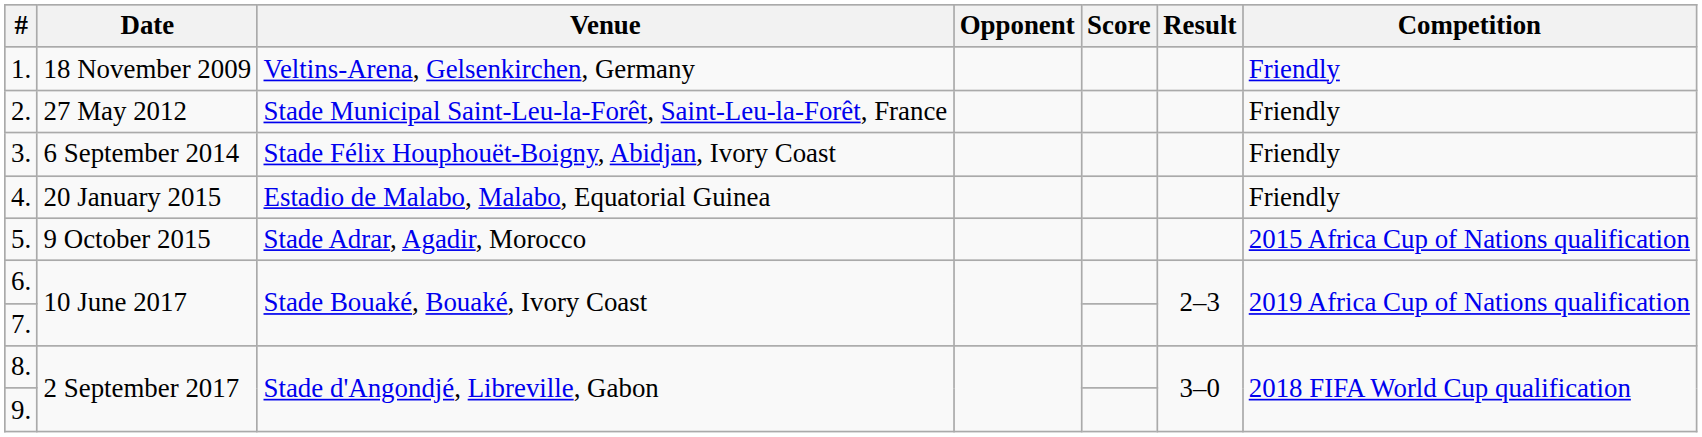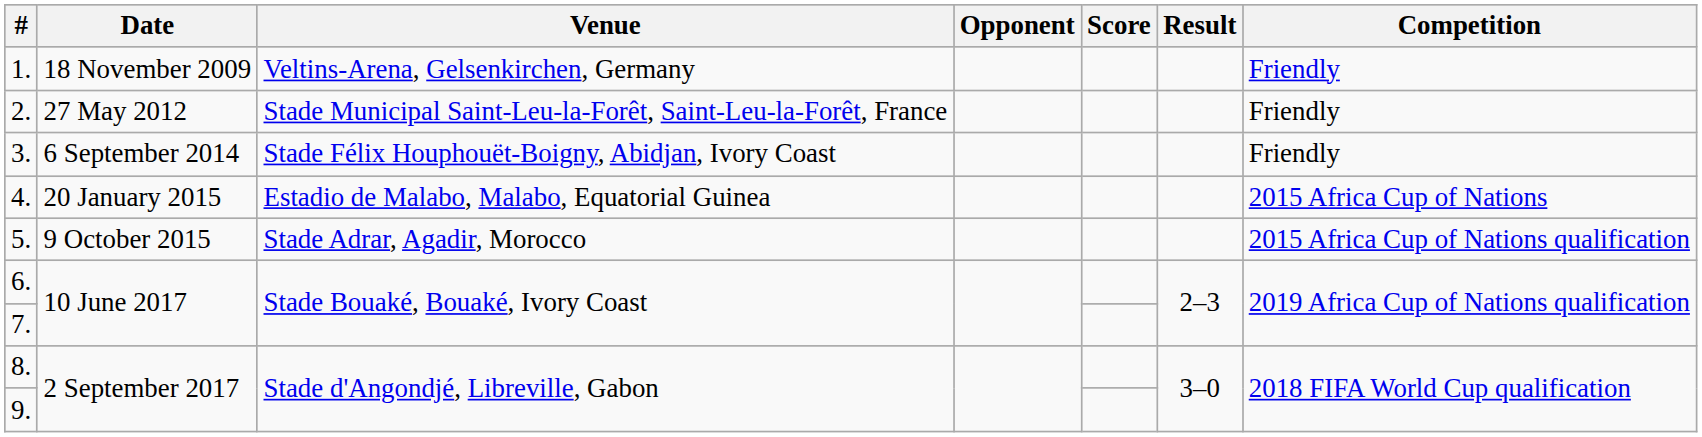(1294, 196) Friendly -> (1398, 196) 2015 Africa Cup of Nations
